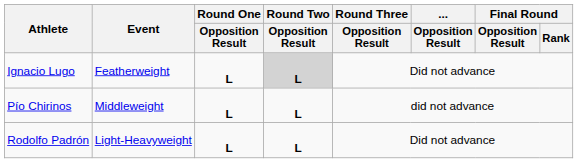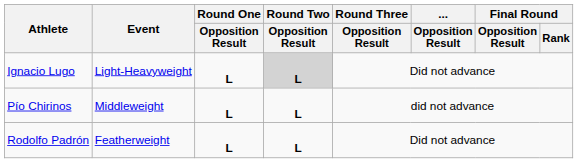(132, 71) Featherweight -> (143, 71) Light-Heavyweight
(143, 141) Light-Heavyweight -> (132, 141) Featherweight
